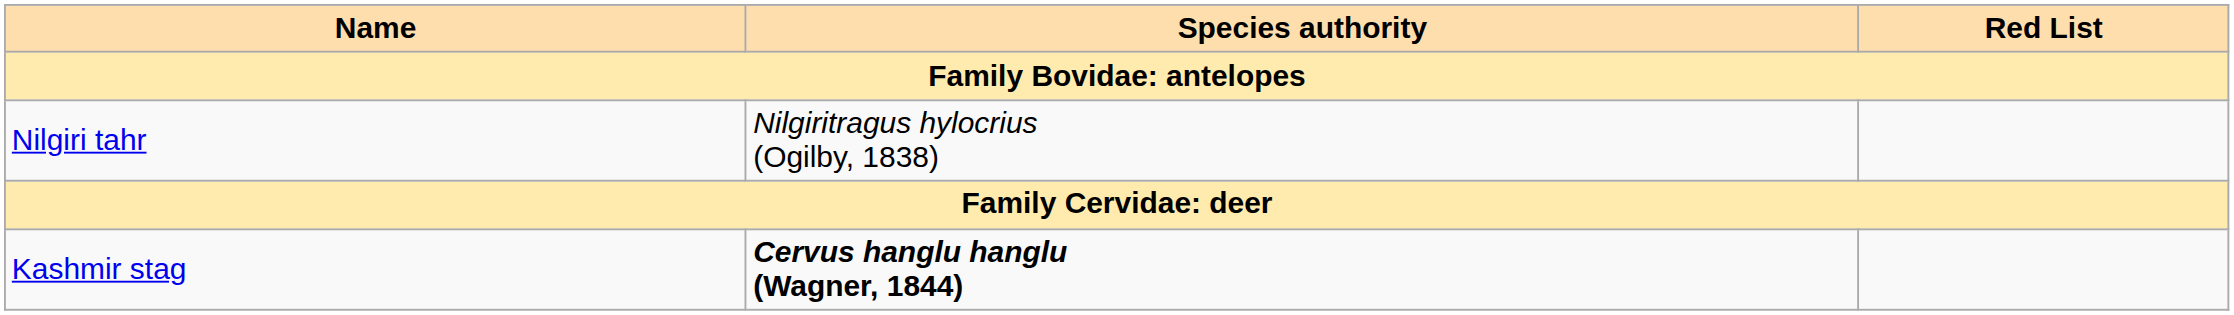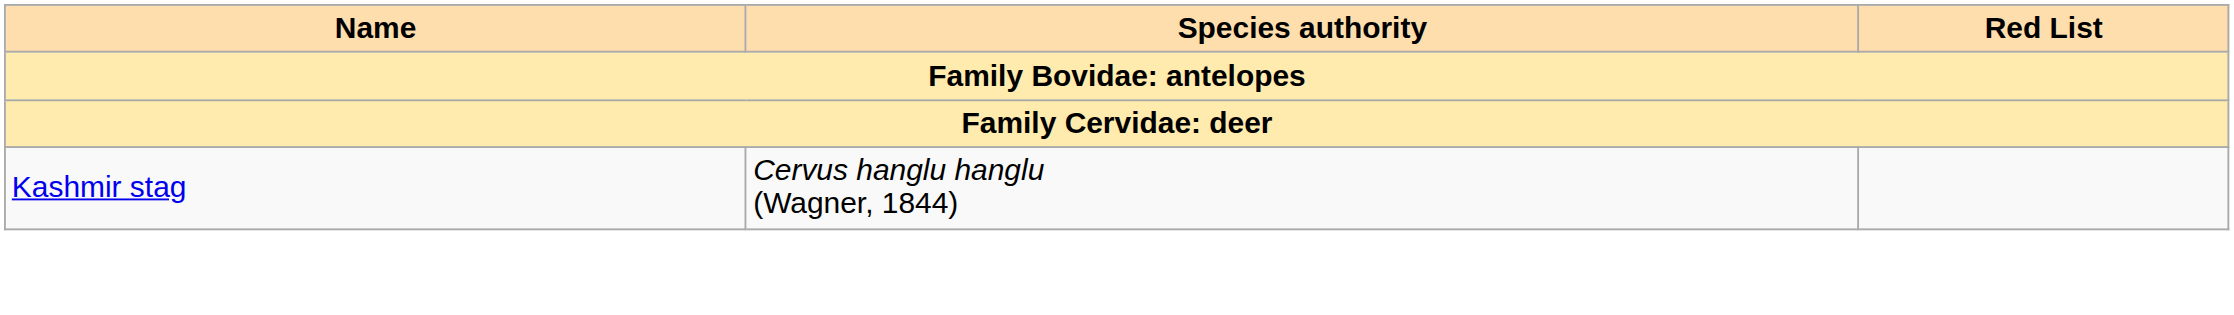- row: (79, 139)
(910, 268) bold -> (899, 187) normal
